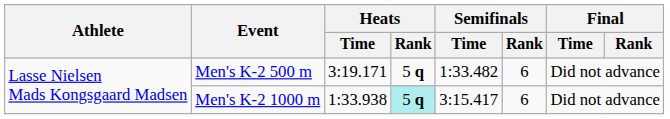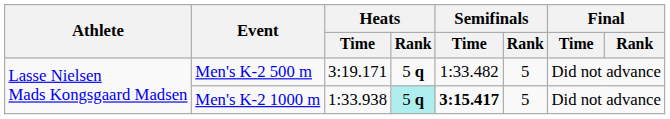(524, 72) 6 -> (525, 72) 5
(469, 99) normal -> (469, 99) bold
(524, 99) 6 -> (525, 99) 5
